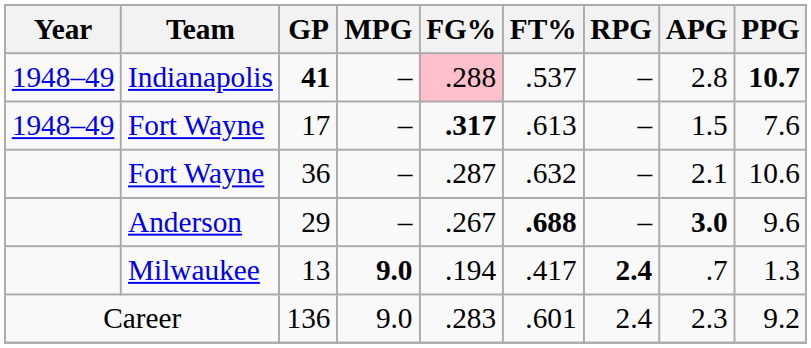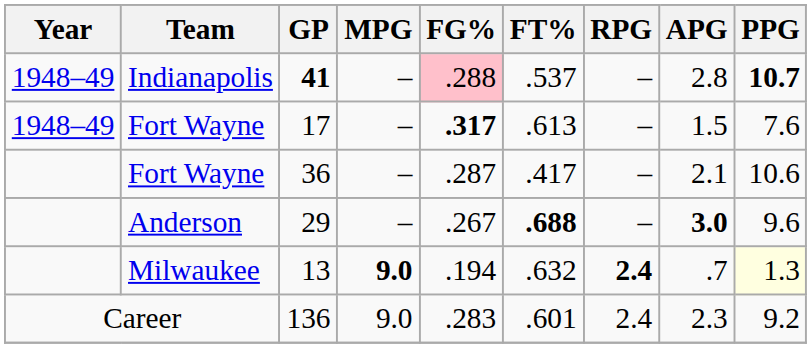(551, 173) .632 -> (551, 173) .417
(551, 270) .417 -> (551, 270) .632
(782, 270) no background -> (782, 270) lightyellow background
